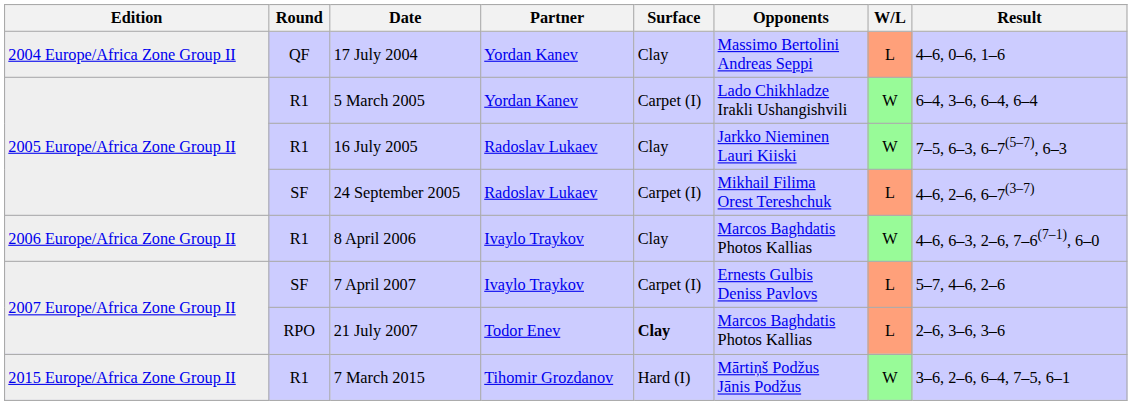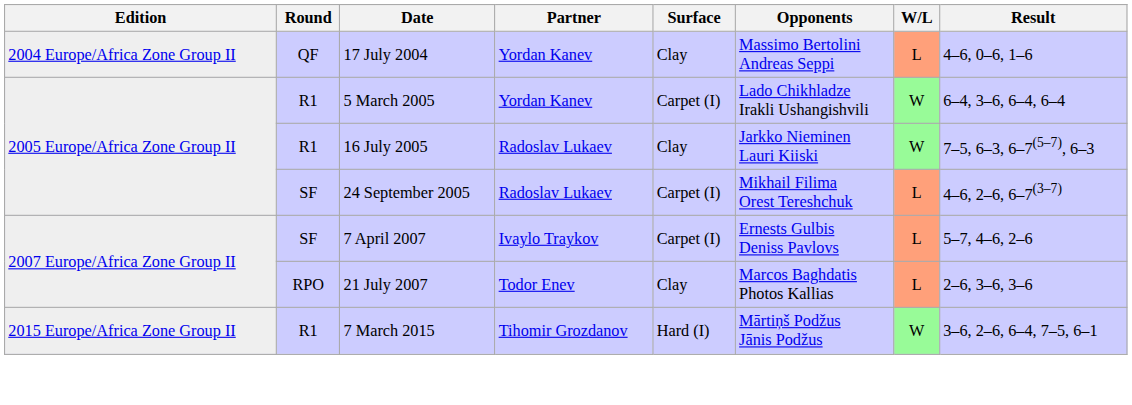- row: (375, 238)
(654, 331) bold -> (672, 284) normal
